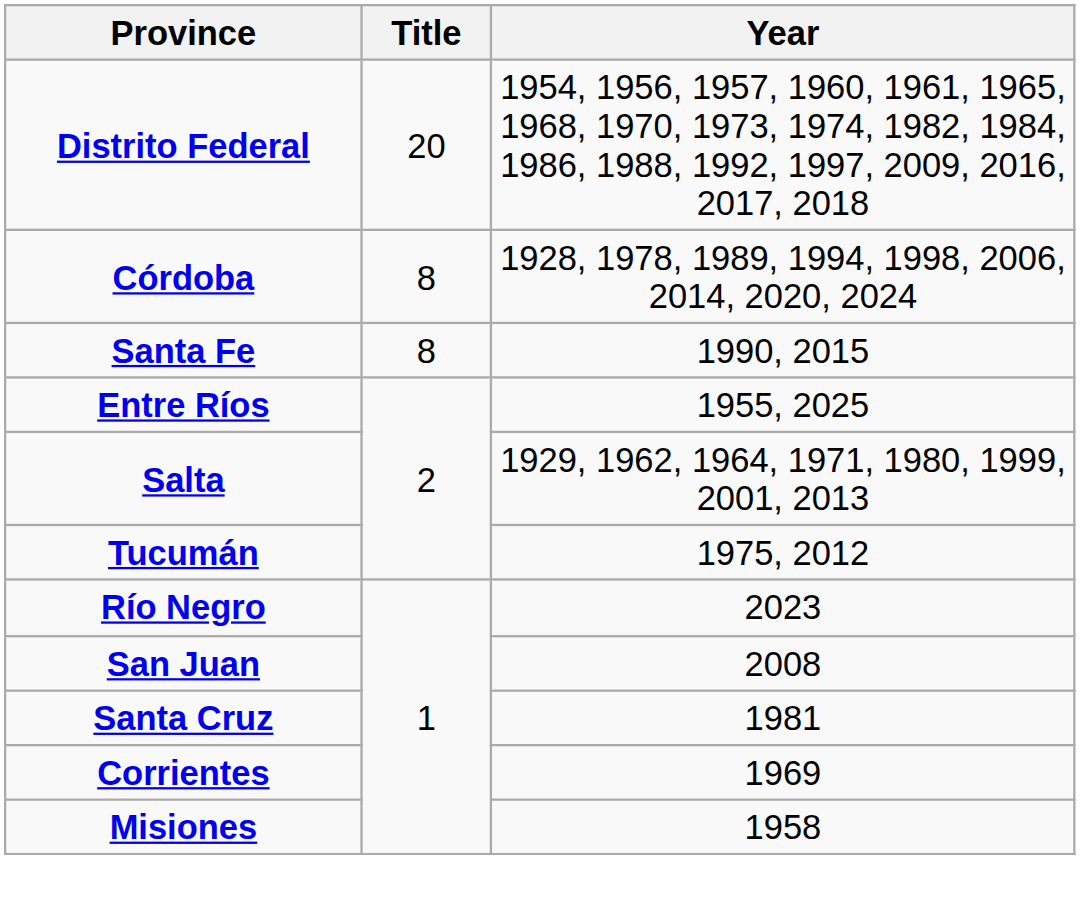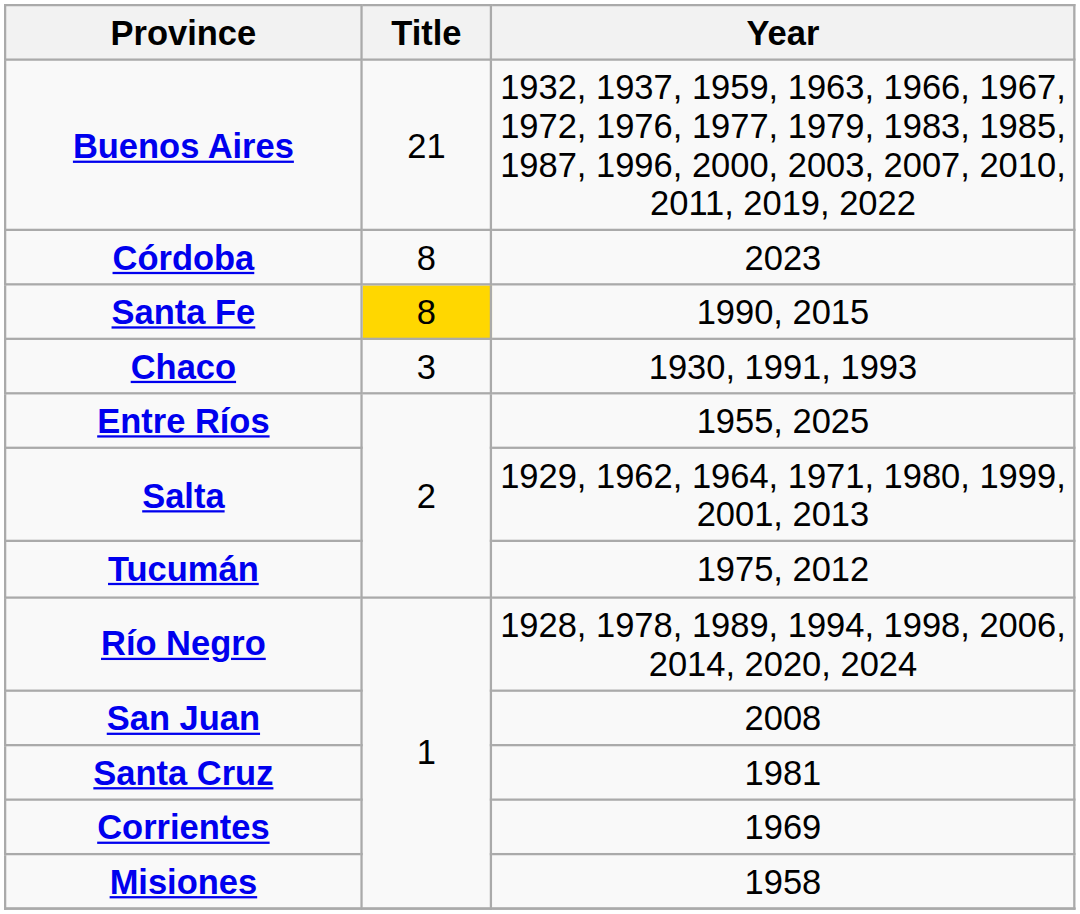+ row: (183, 145)
- row: (183, 145)
(783, 277) 1928, 1978, 1989, 1994, 1998, 2006, 2014, 2020, 2024 -> (783, 258) 2023
(426, 351) no background -> (426, 312) gold background
+ row: (183, 367)
(783, 608) 2023 -> (783, 643) 1928, 1978, 1989, 1994, 1998, 2006, 2014, 2020, 2024
